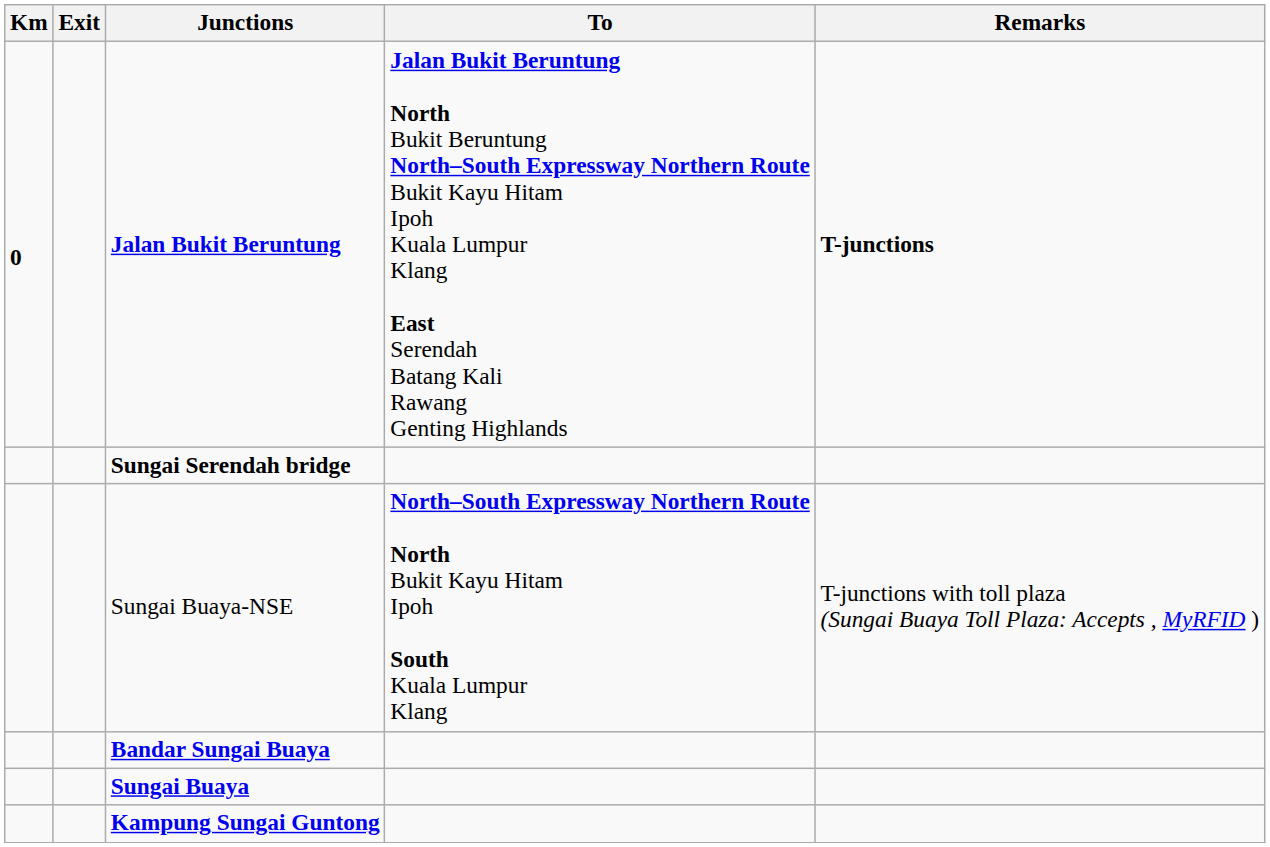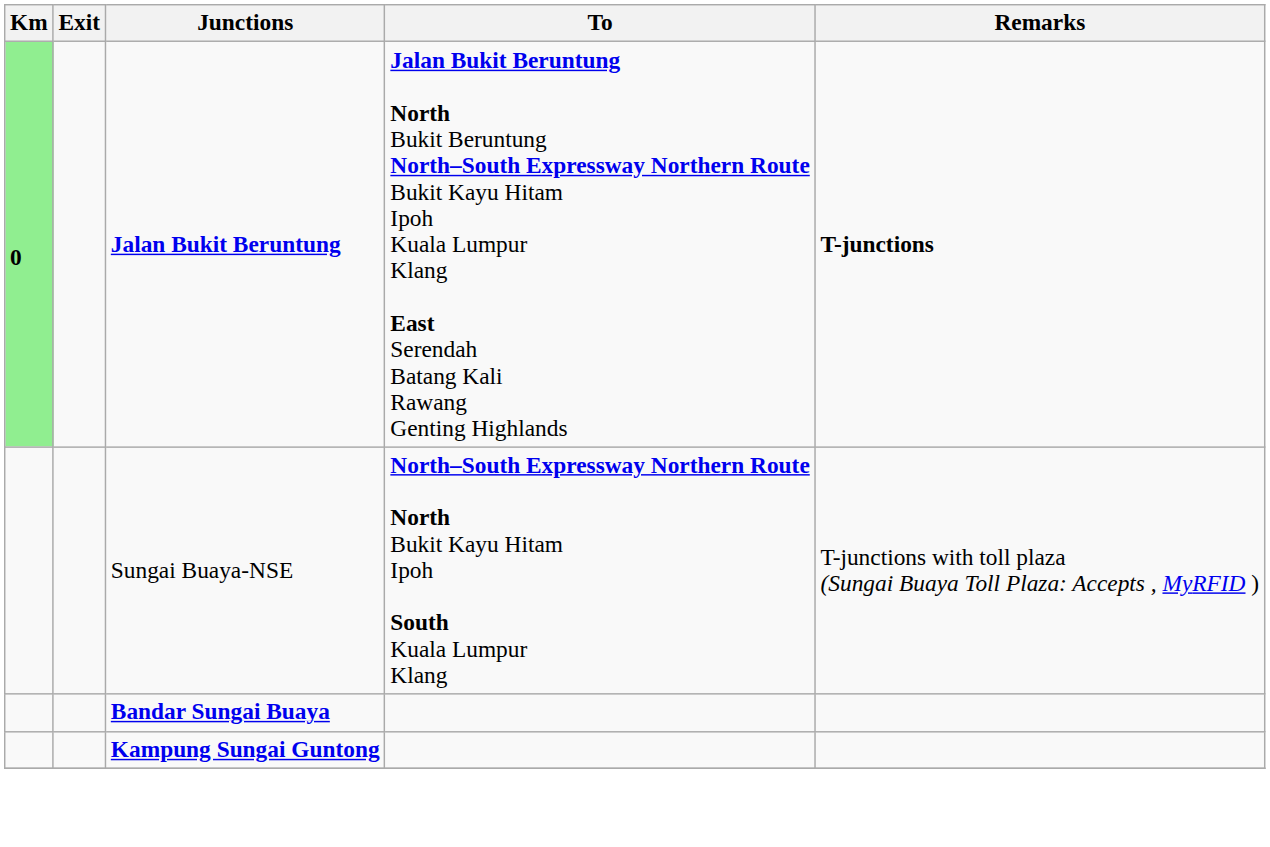(16, 257) no background -> (16, 257) lightgreen background
- row: (231, 465)
- row: (180, 786)
